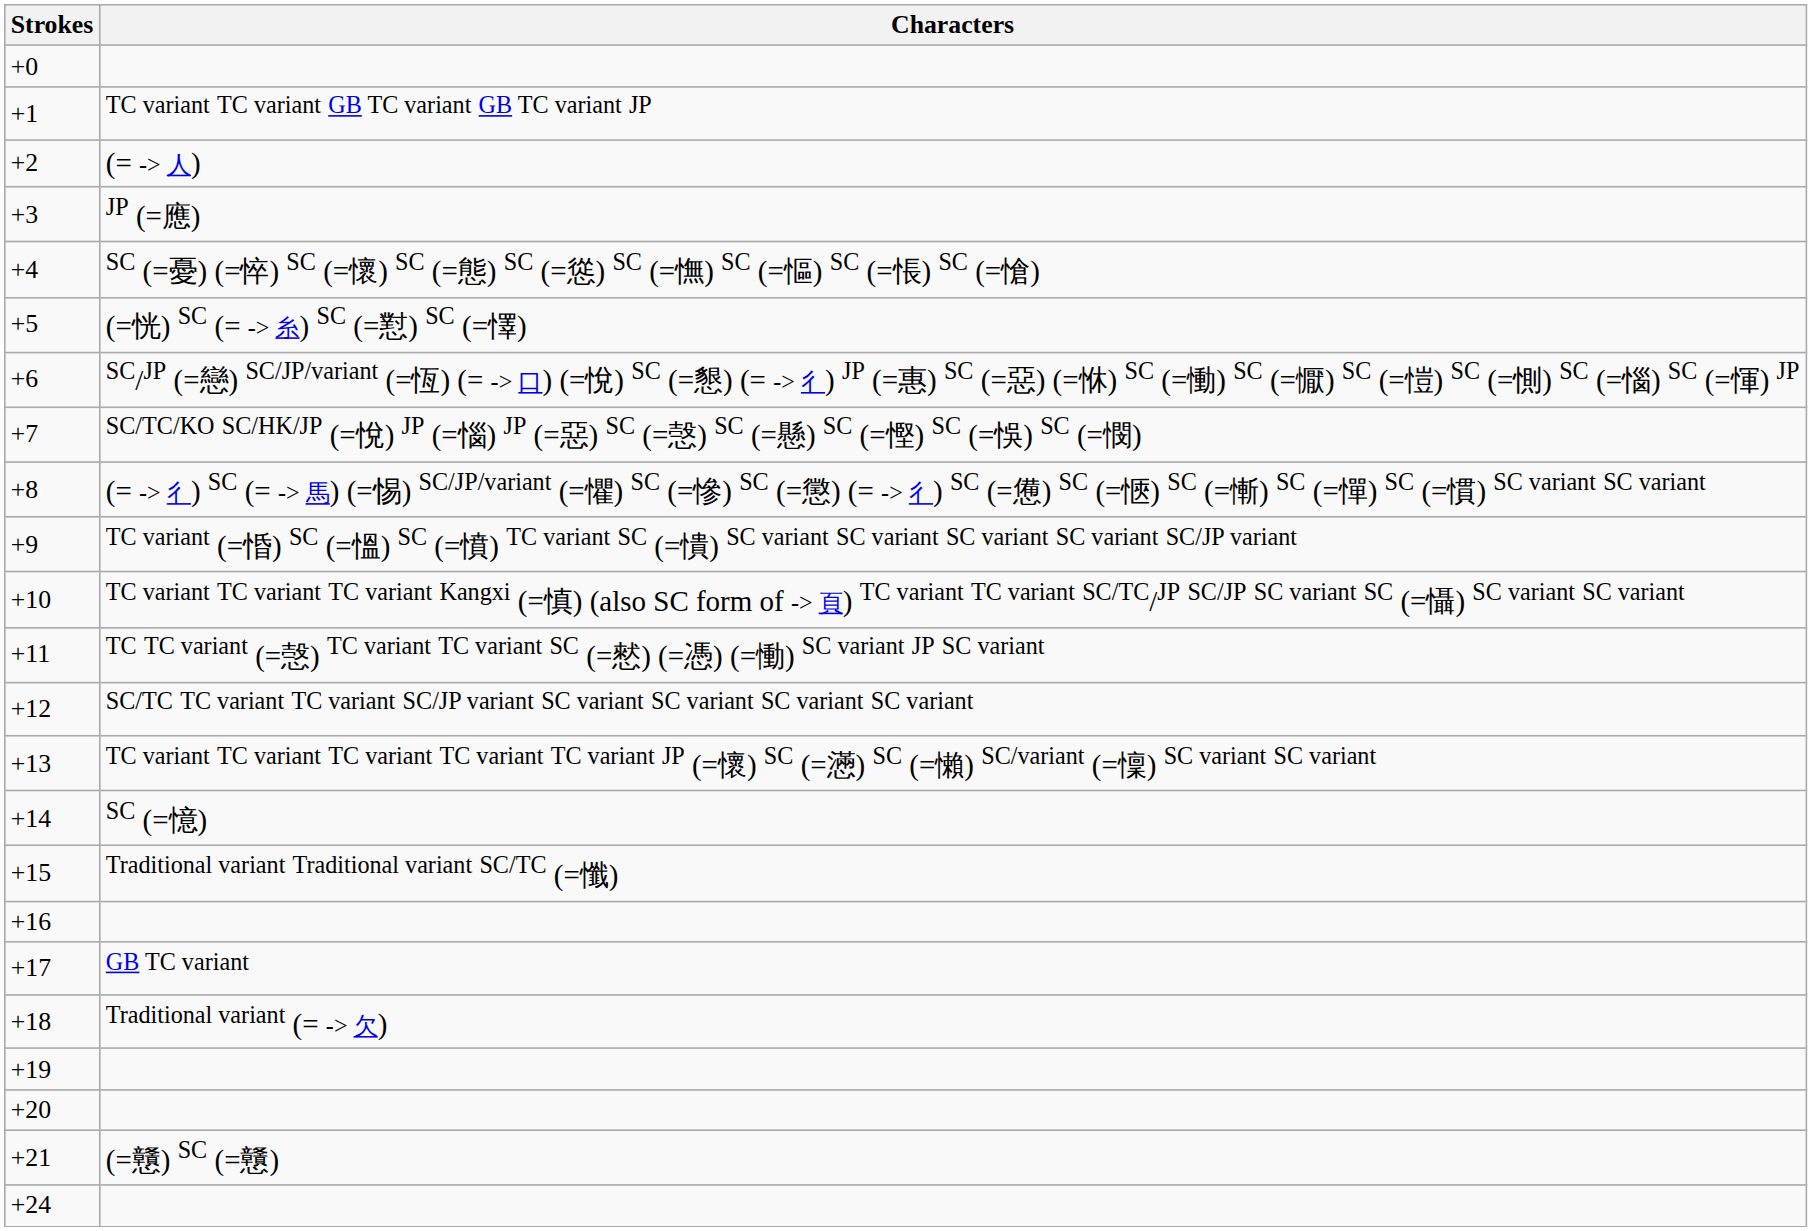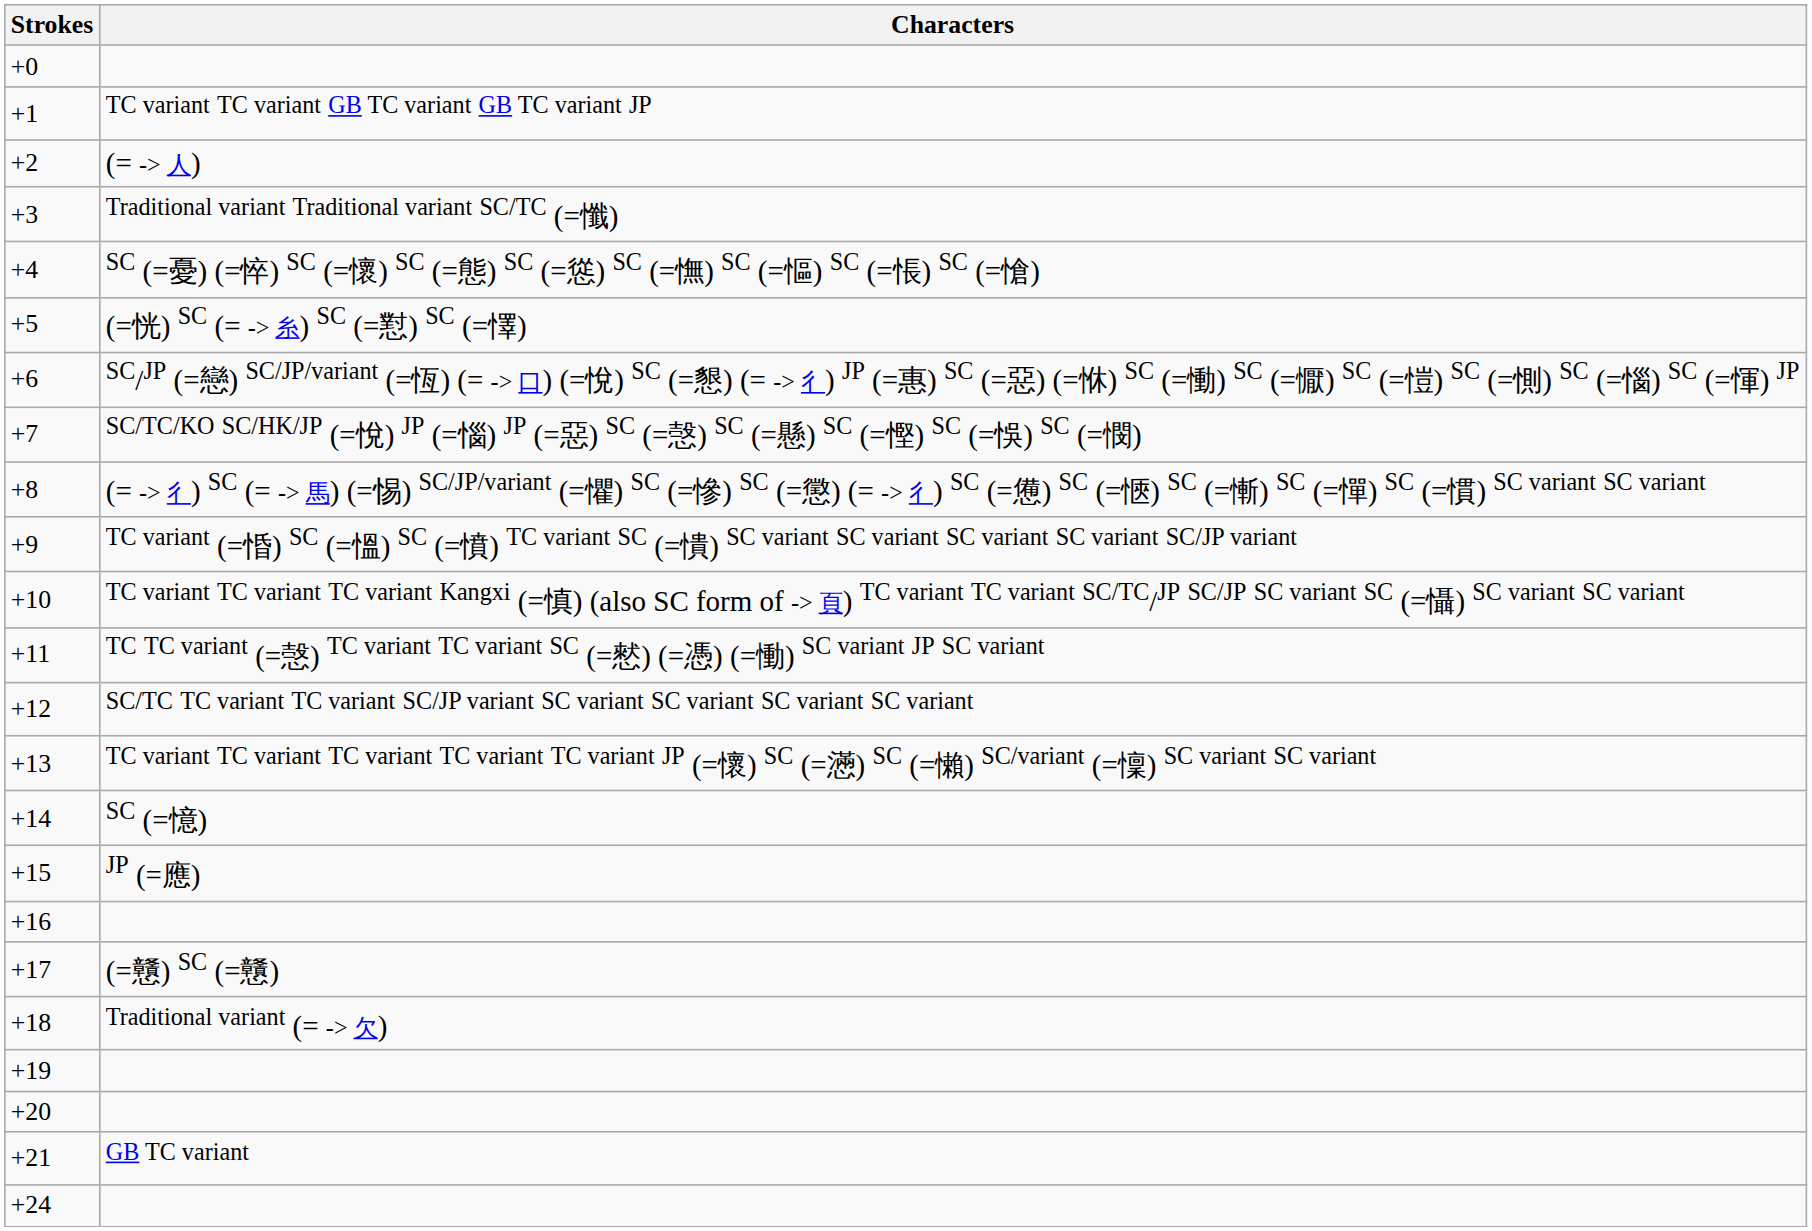(153, 213) JP (=應) -> (362, 213) Traditional variant Traditional variant SC/TC (=懺)
(362, 872) Traditional variant Traditional variant SC/TC (=懺) -> (153, 872) JP (=應)
(177, 961) GB TC variant -> (192, 968) (=戇) SC (=戇)
(192, 1156) (=戇) SC (=戇) -> (177, 1151) GB TC variant
